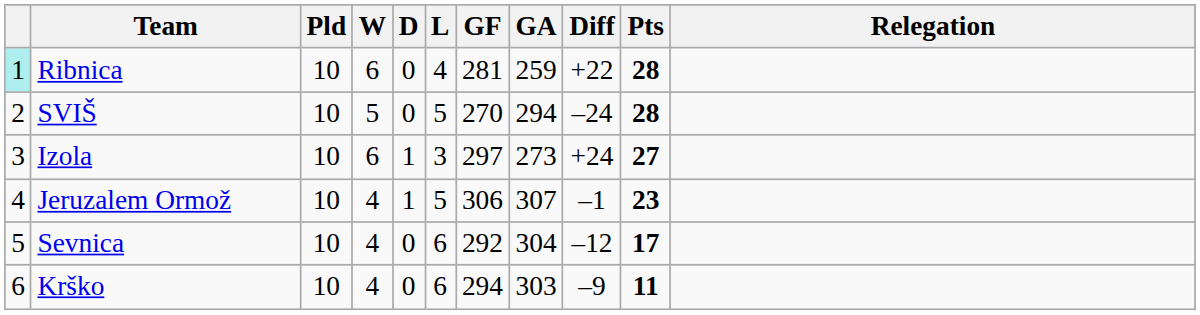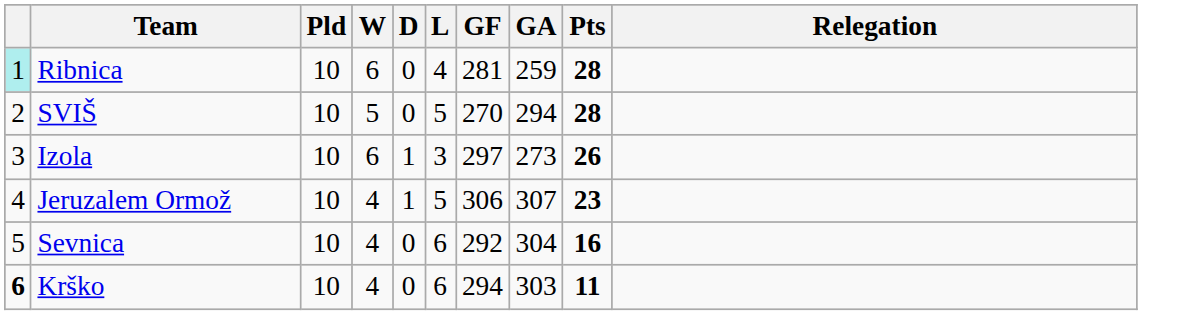- column: (592, 26)
(646, 156) 27 -> (587, 156) 26
(646, 243) 17 -> (587, 243) 16
(18, 286) normal -> (18, 286) bold
